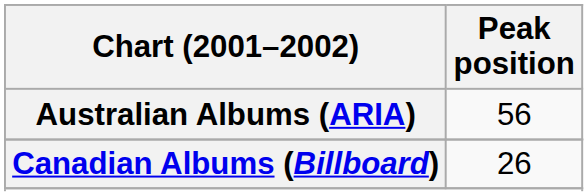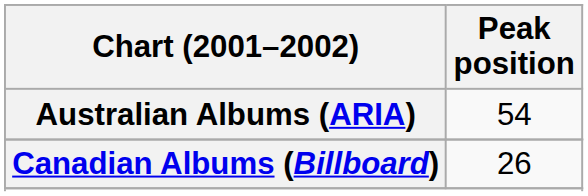(514, 113) 56 -> (514, 113) 54
